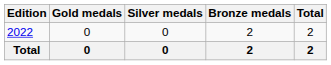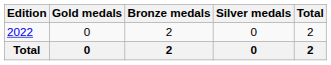columns swapped: (165, 13) <-> (250, 13)
